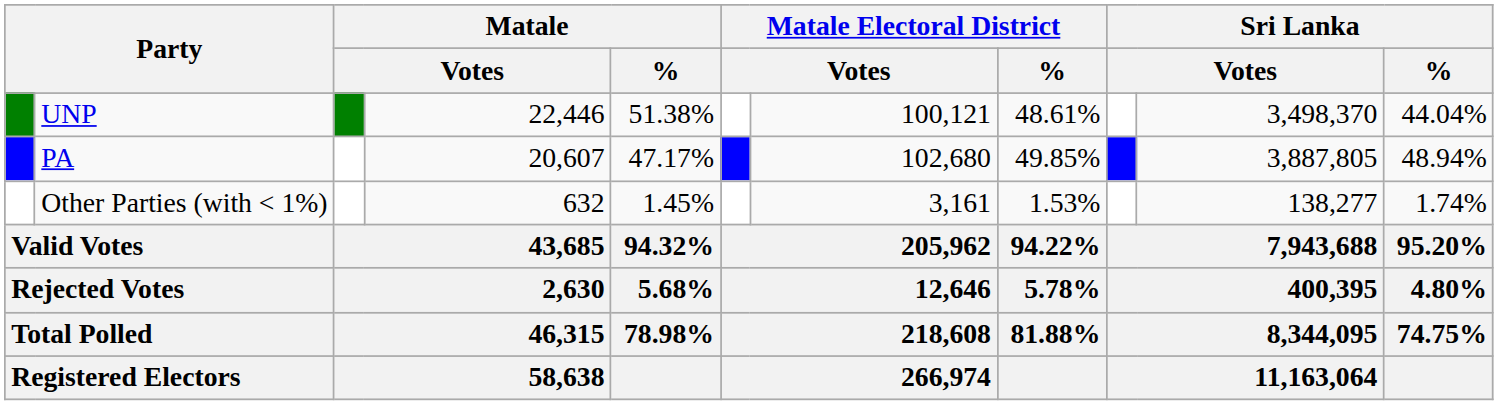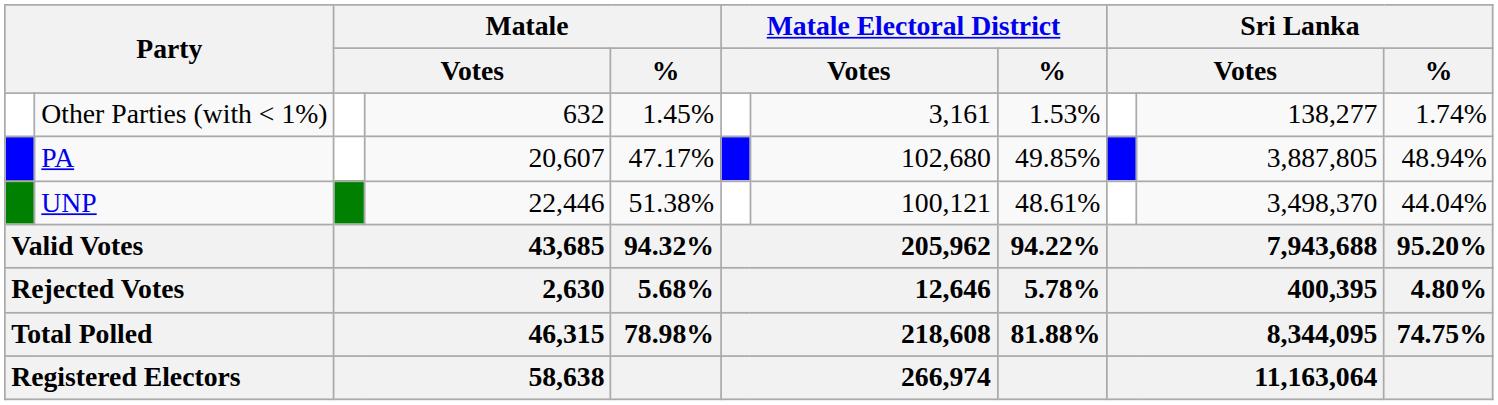rows swapped: (69, 114) <-> (184, 202)
